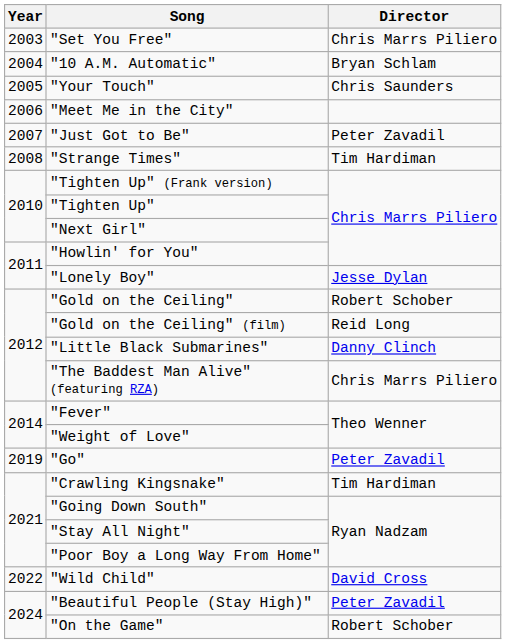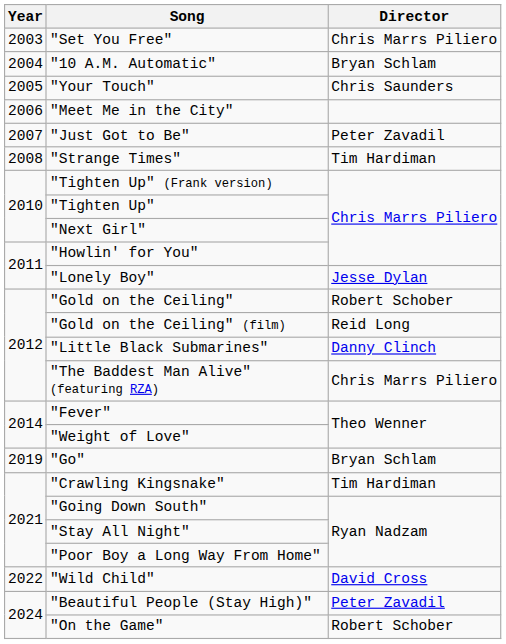(388, 460) Peter Zavadil -> (384, 460) Bryan Schlam
